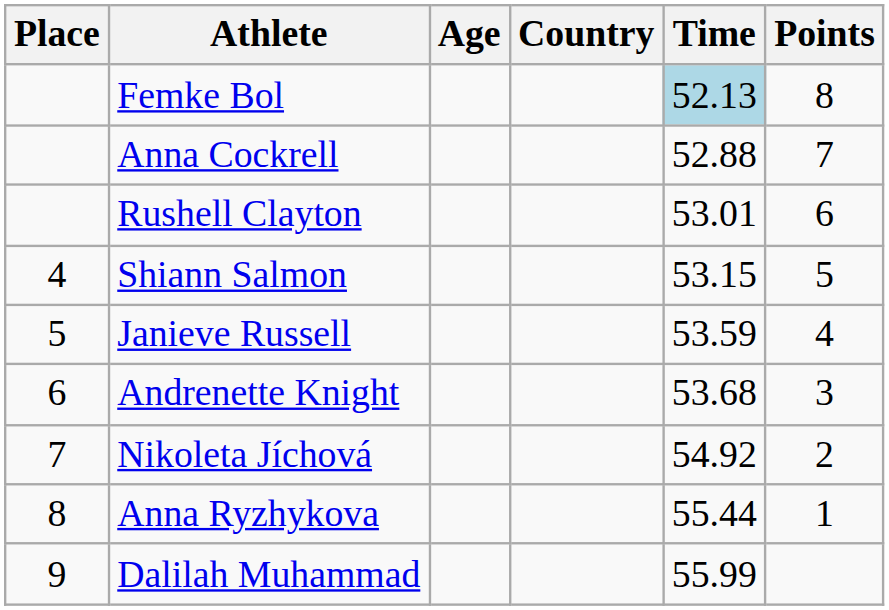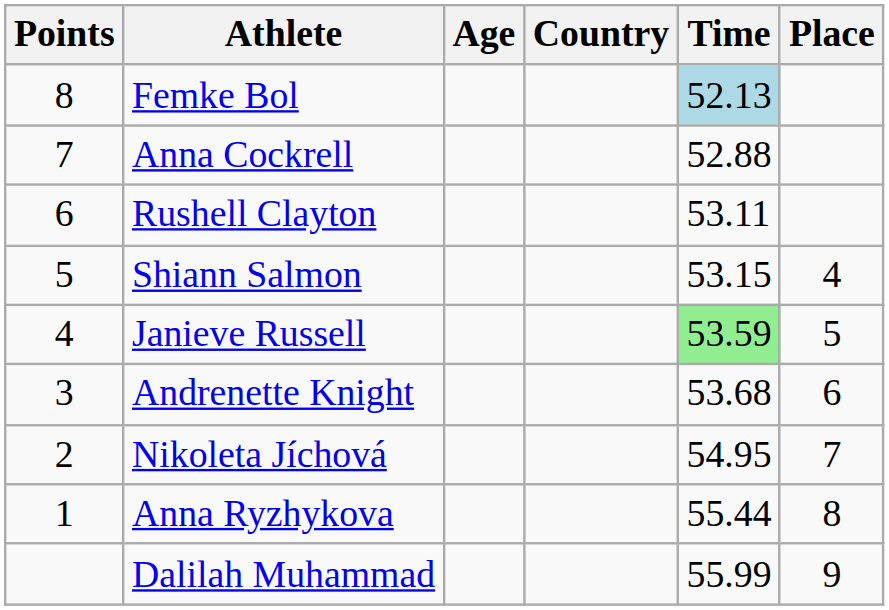columns swapped: (57, 34) <-> (825, 34)
(714, 214) 53.01 -> (728, 214) 53.11
(714, 333) no background -> (729, 333) lightgreen background
(714, 453) 54.92 -> (729, 453) 54.95
